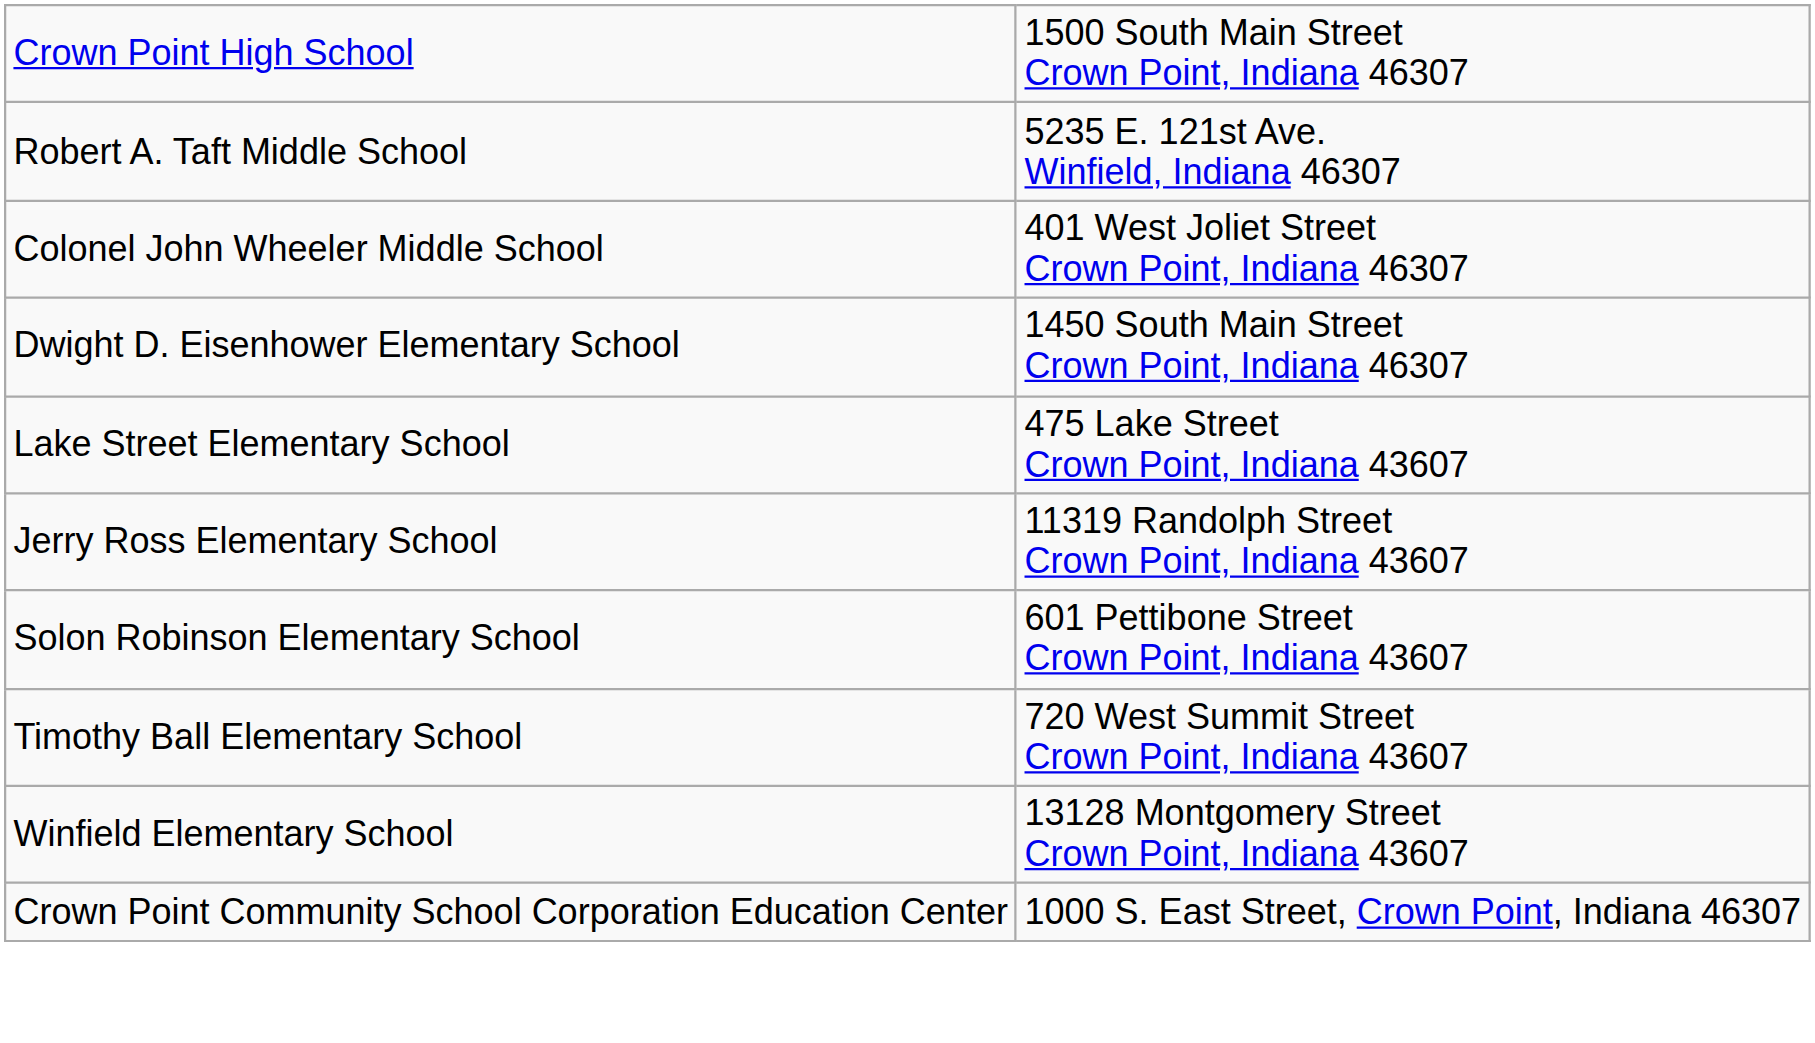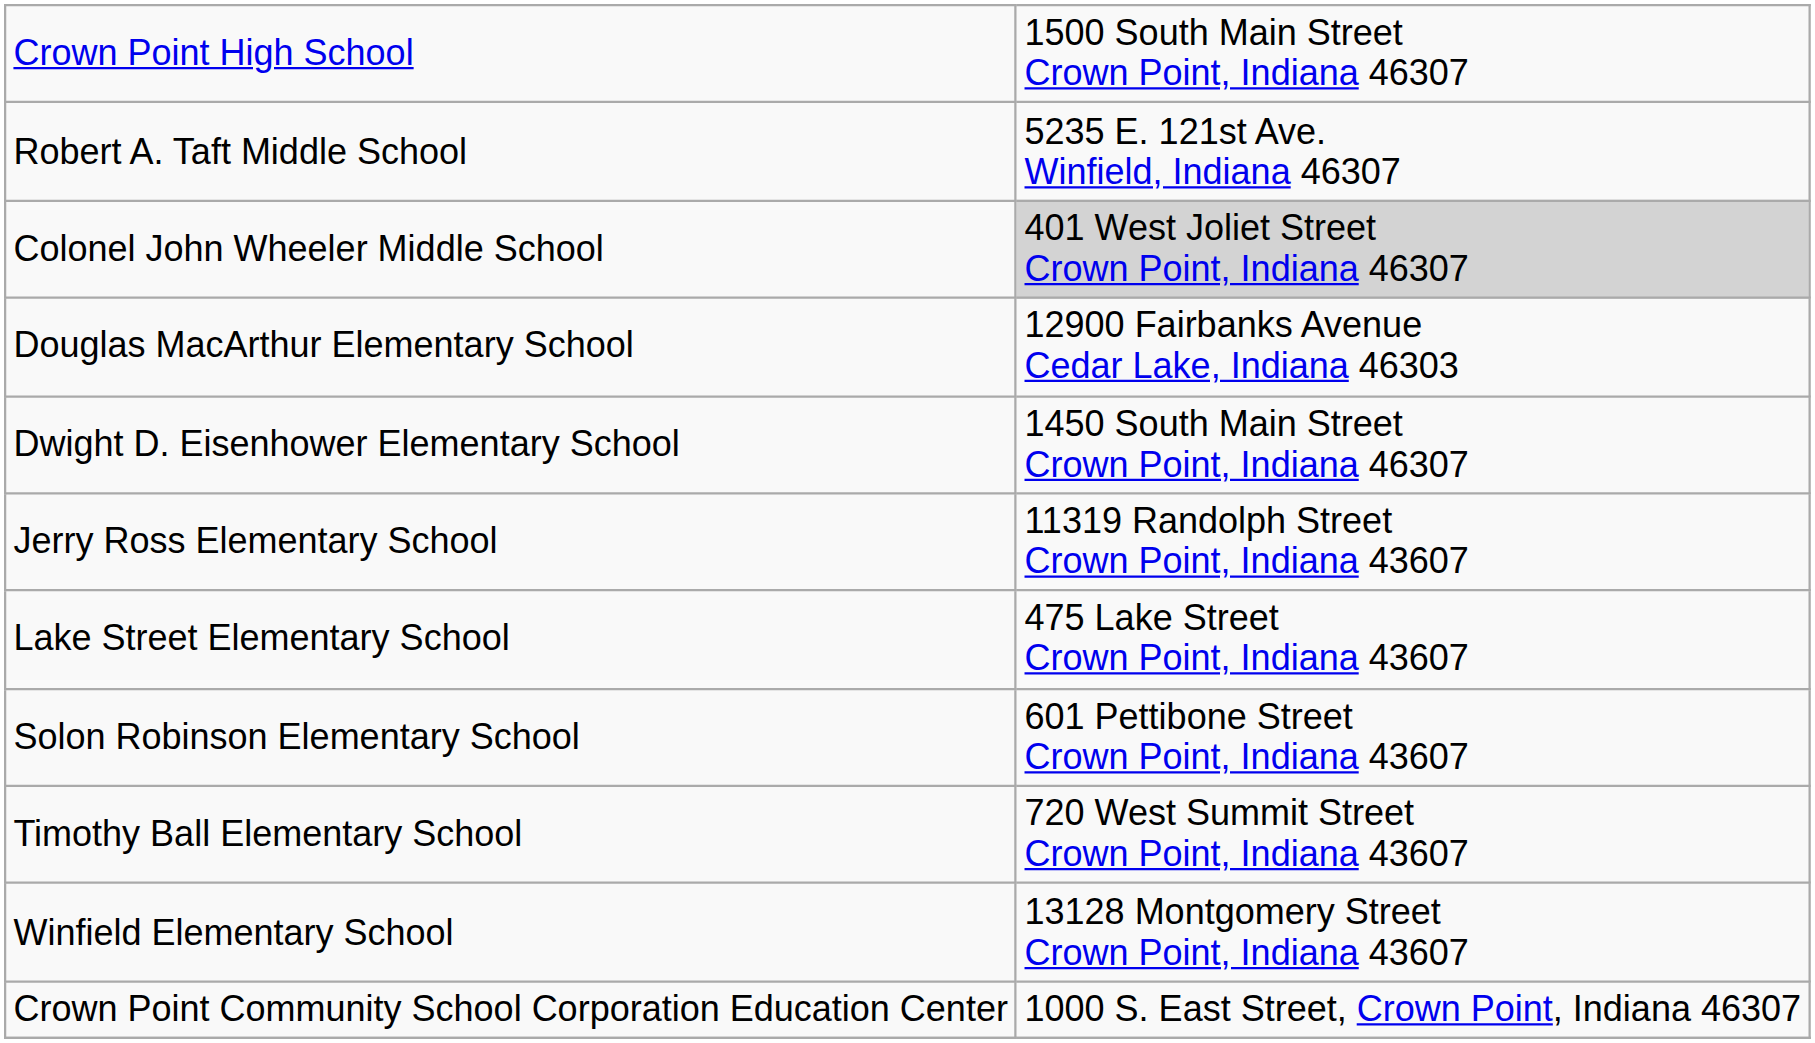(1247, 248) no background -> (1247, 248) lightgrey background
+ row: (324, 346)
rows swapped: (256, 541) <-> (262, 443)
